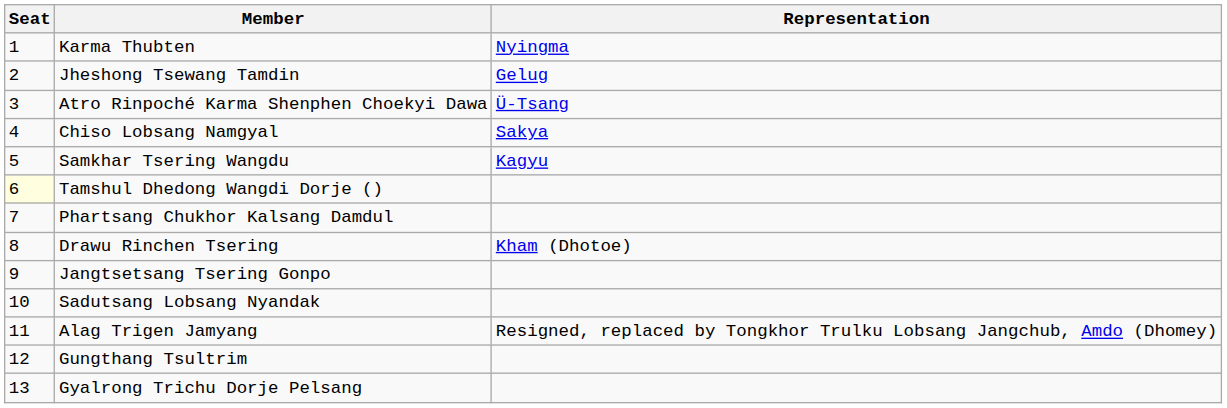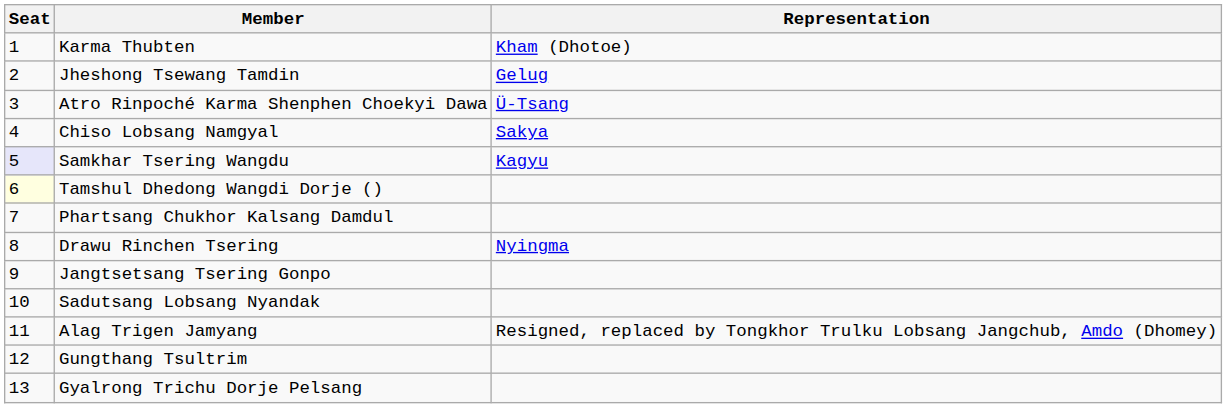(532, 47) Nyingma -> (564, 47) Kham (Dhotoe)
(14, 161) no background -> (14, 161) lavender background
(564, 246) Kham (Dhotoe) -> (532, 246) Nyingma
